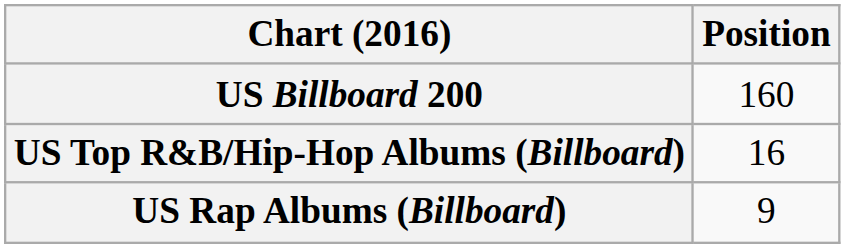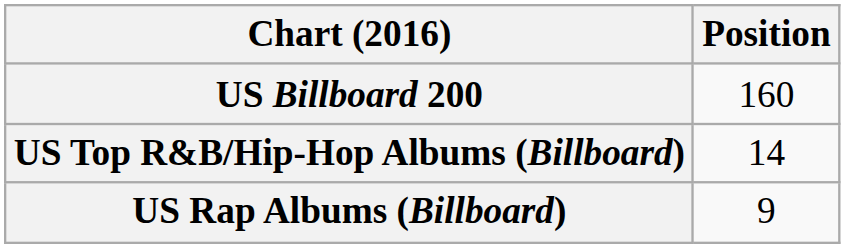(766, 152) 16 -> (766, 152) 14
